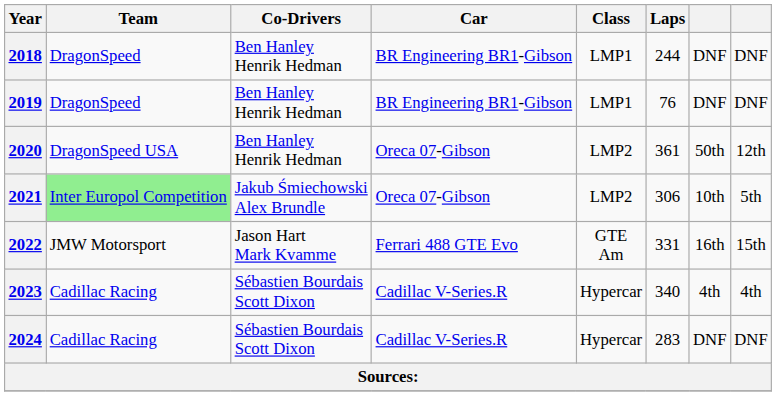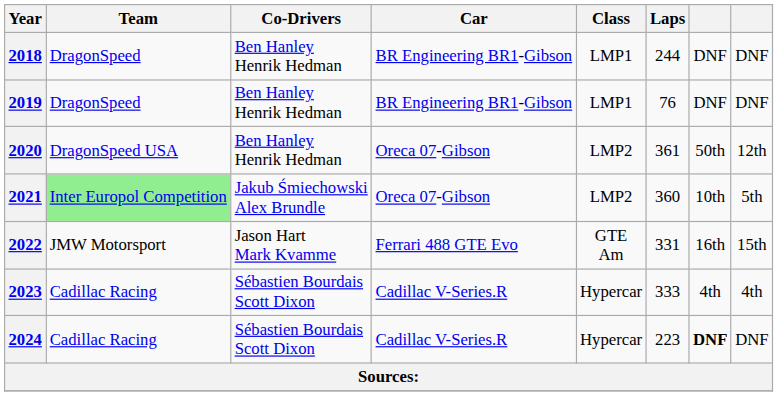(668, 197) 306 -> (668, 197) 360
(668, 292) 340 -> (668, 292) 333
(668, 339) 283 -> (668, 339) 223
(710, 339) normal -> (710, 339) bold
